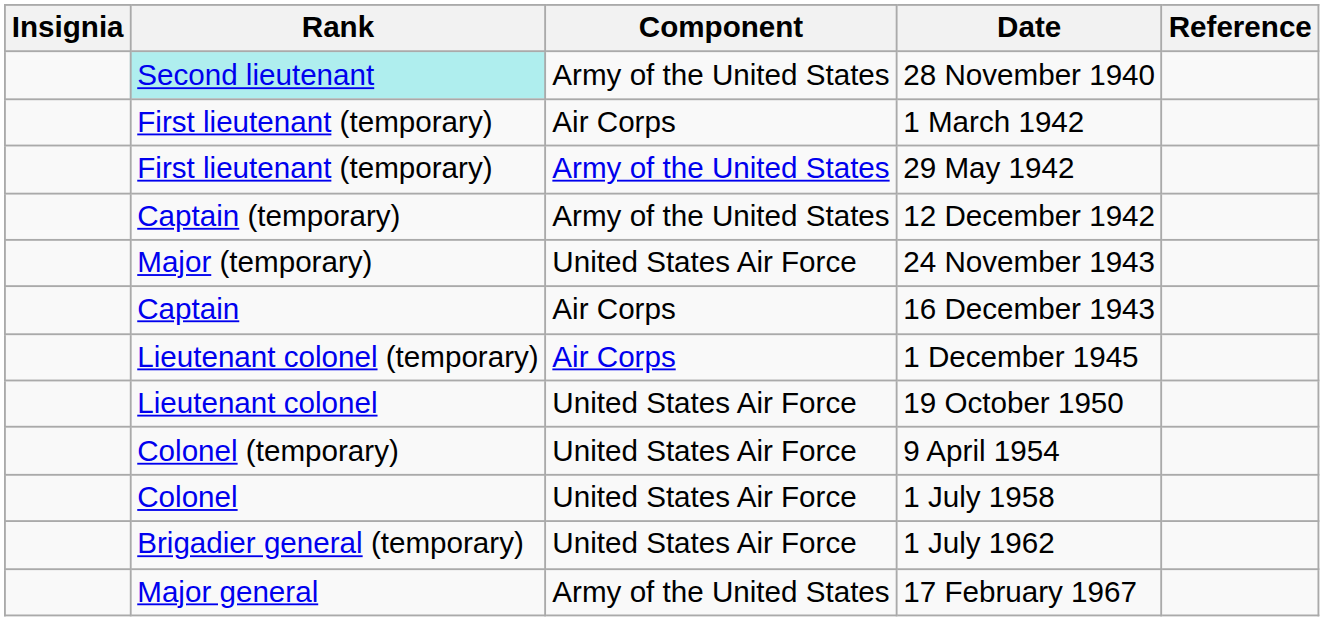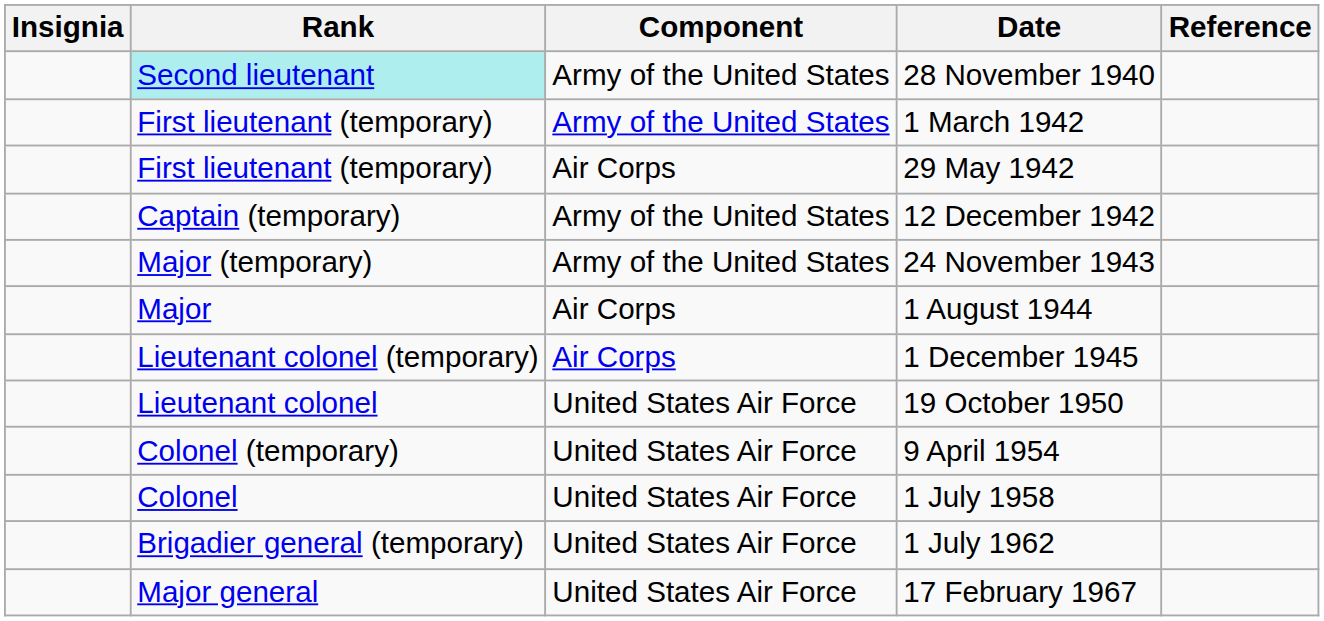(614, 121) Air Corps -> (721, 121) Army of the United States
(721, 168) Army of the United States -> (614, 168) Air Corps
(705, 262) United States Air Force -> (721, 262) Army of the United States
- row: (1029, 309)
+ row: (998, 309)
(721, 591) Army of the United States -> (705, 591) United States Air Force
